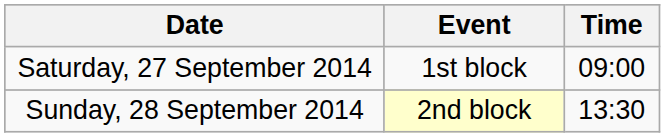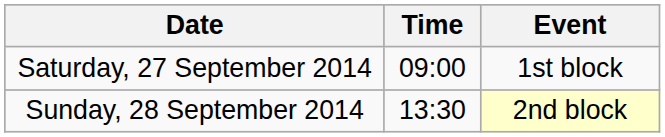columns swapped: (612, 25) <-> (474, 25)
